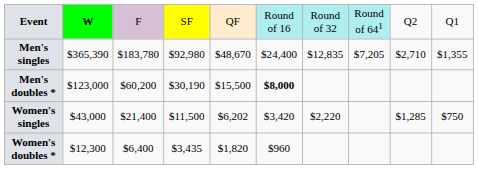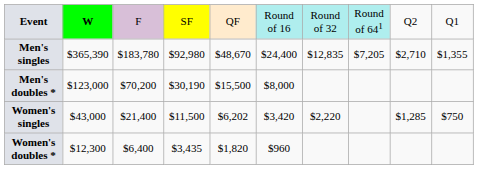(138, 86) $60,200 -> (138, 86) $70,200
(279, 86) bold -> (279, 86) normal
